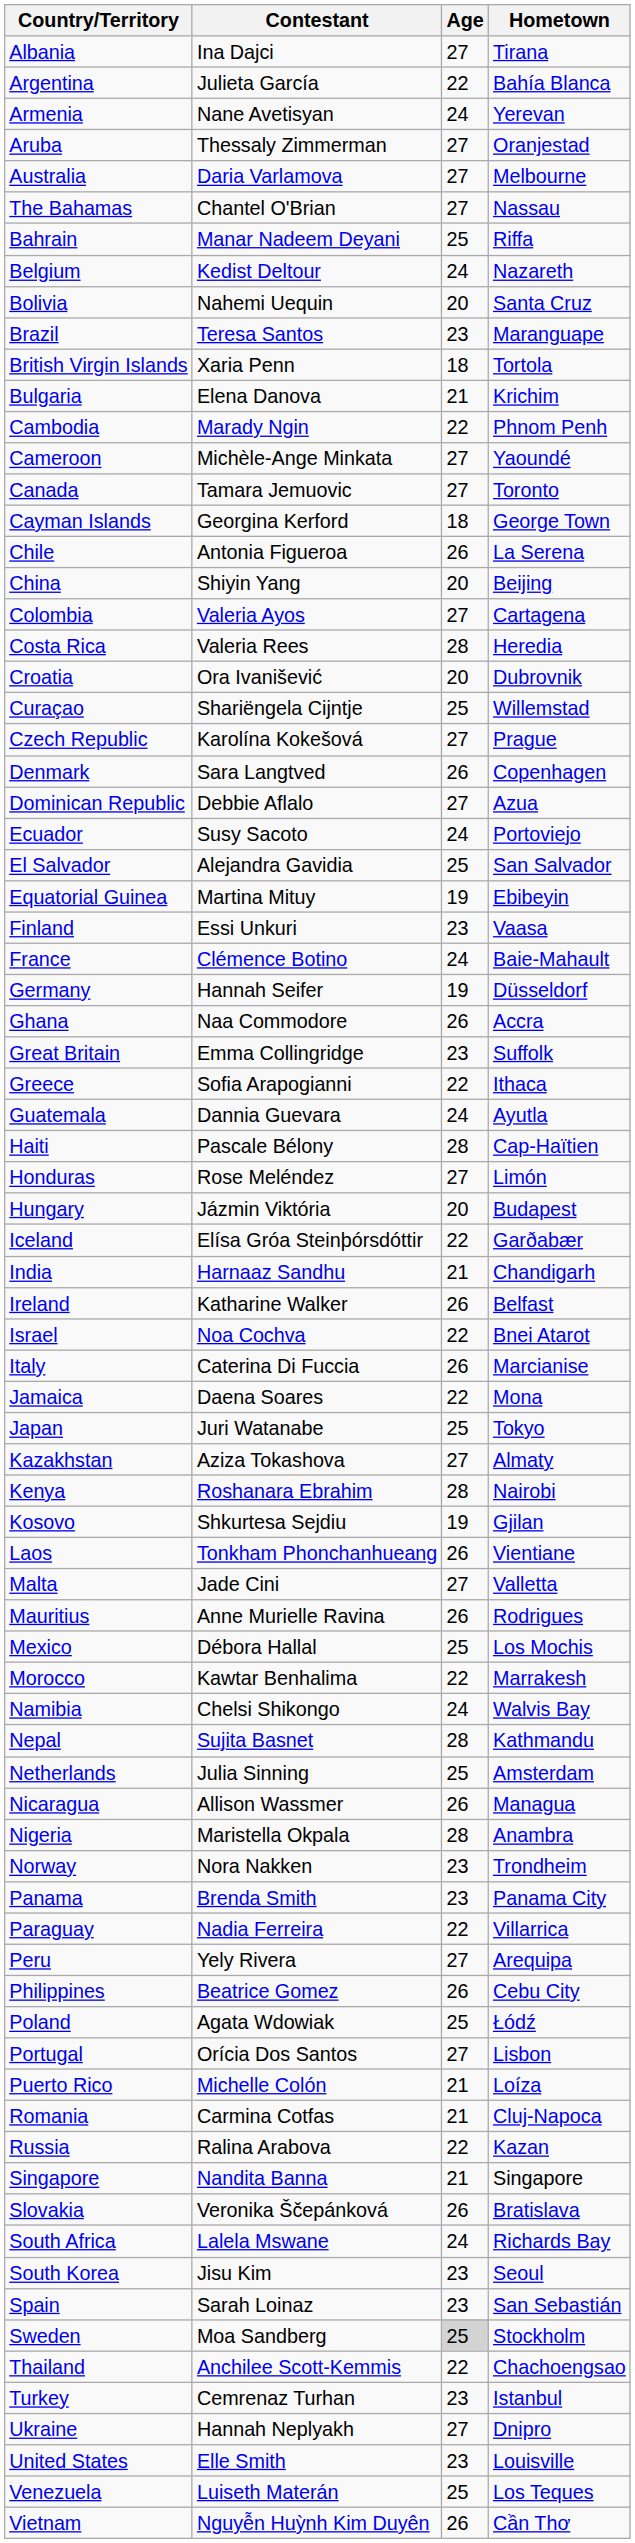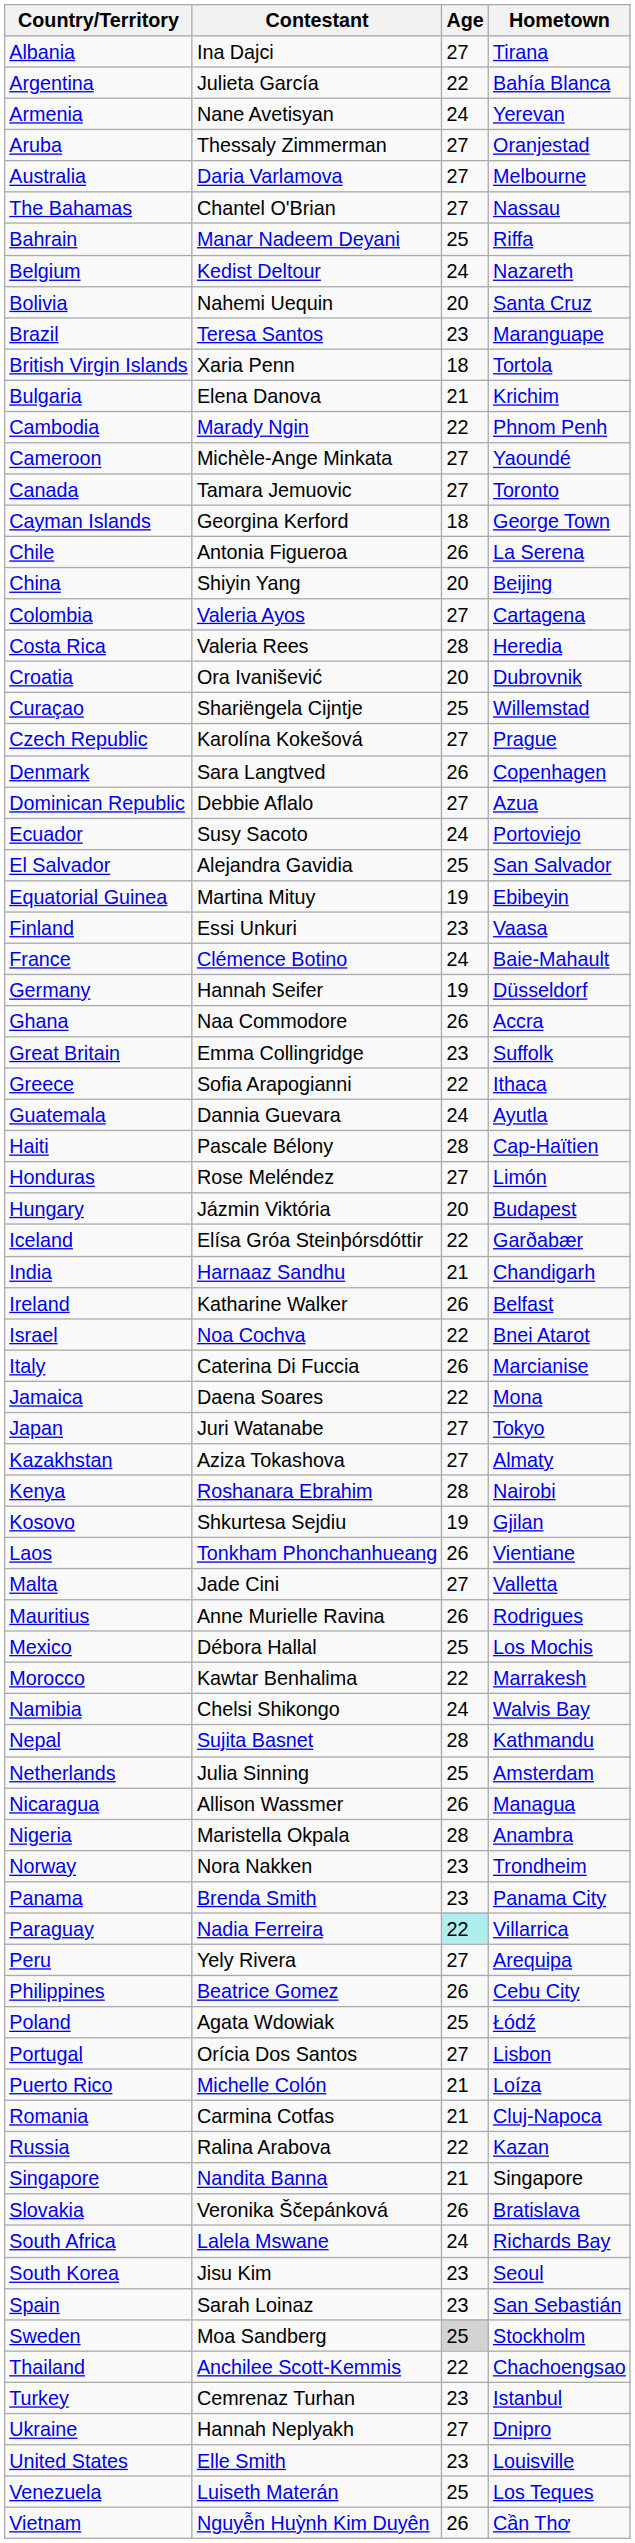(458, 1428) 25 -> (458, 1428) 27
(458, 1929) no background -> (458, 1929) paleturquoise background
